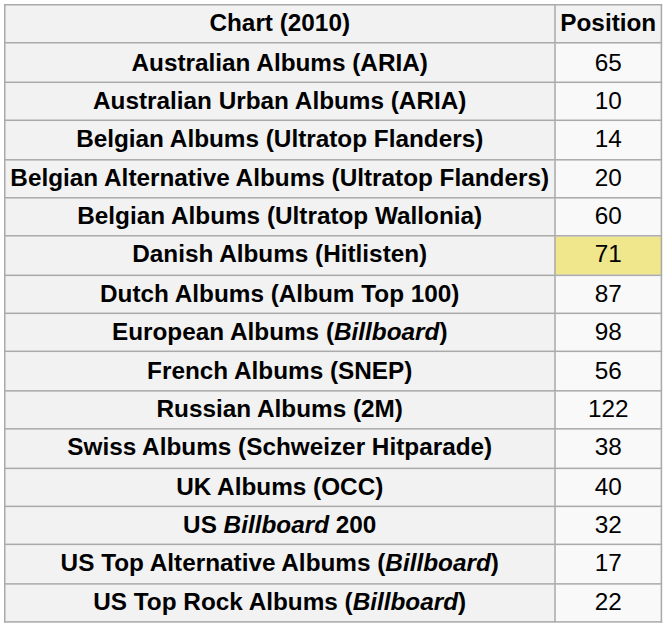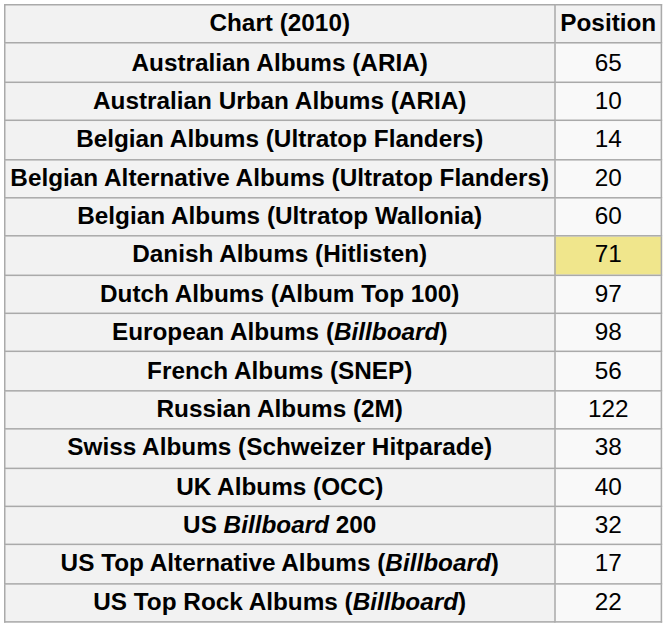(608, 293) 87 -> (608, 293) 97
